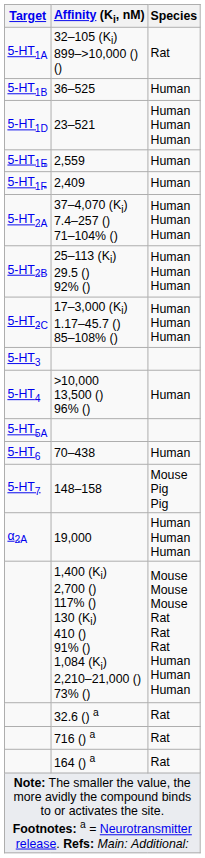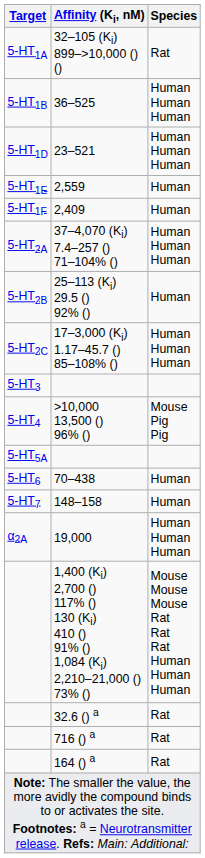(170, 89) Human -> (170, 102) Human Human Human
(170, 271) Human Human Human -> (170, 297) Human
(170, 395) Human -> (169, 421) Mouse Pig Pig
(169, 489) Mouse Pig Pig -> (170, 502) Human
